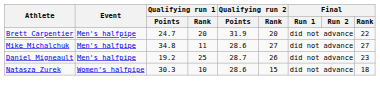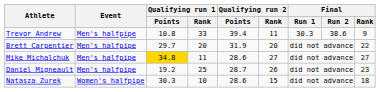+ row: (33, 33)
(167, 33) 24.7 -> (167, 45) 29.7
(167, 45) no background -> (167, 57) gold background
